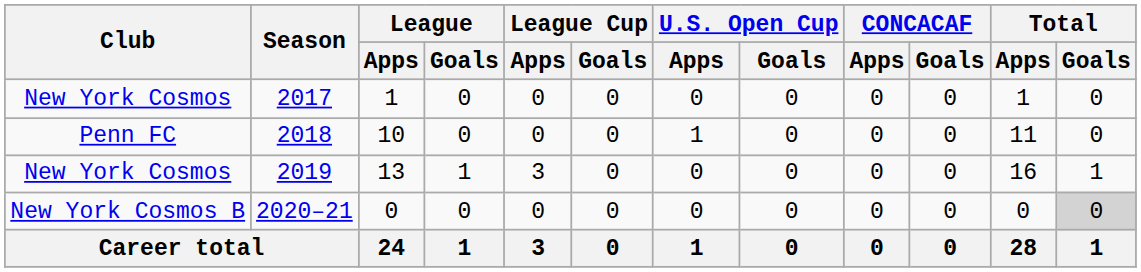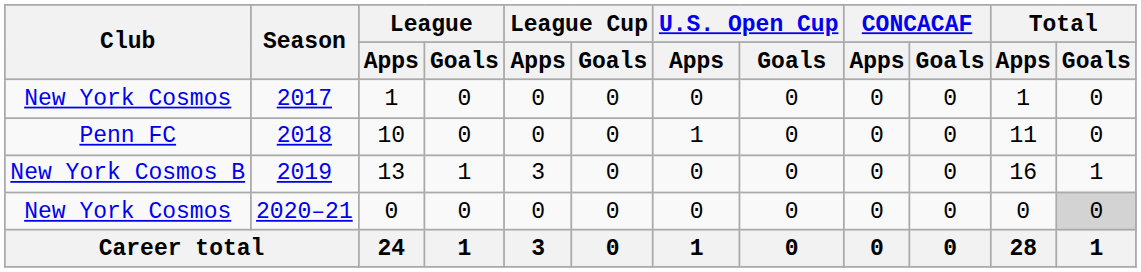(128, 174) New York Cosmos -> (128, 174) New York Cosmos B
(128, 211) New York Cosmos B -> (128, 211) New York Cosmos
